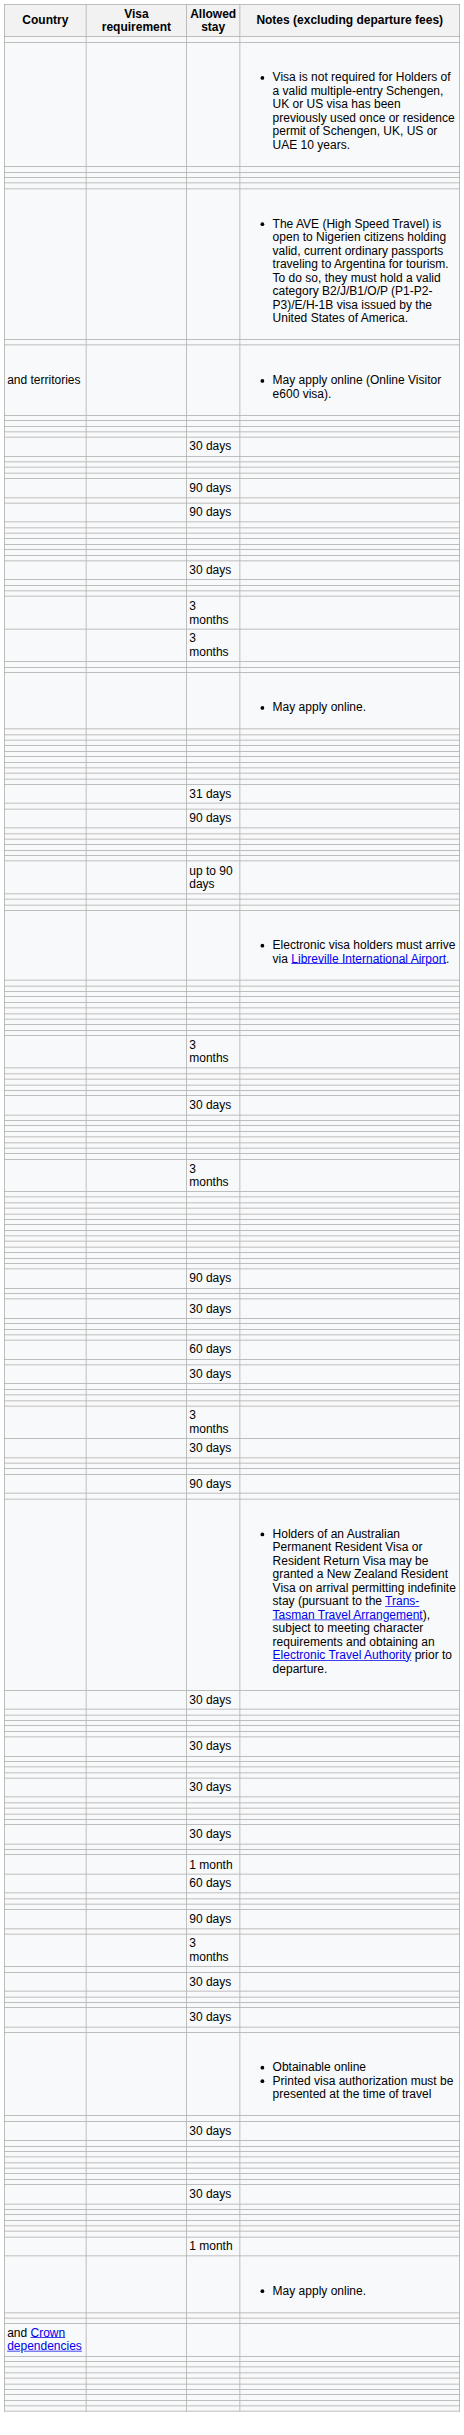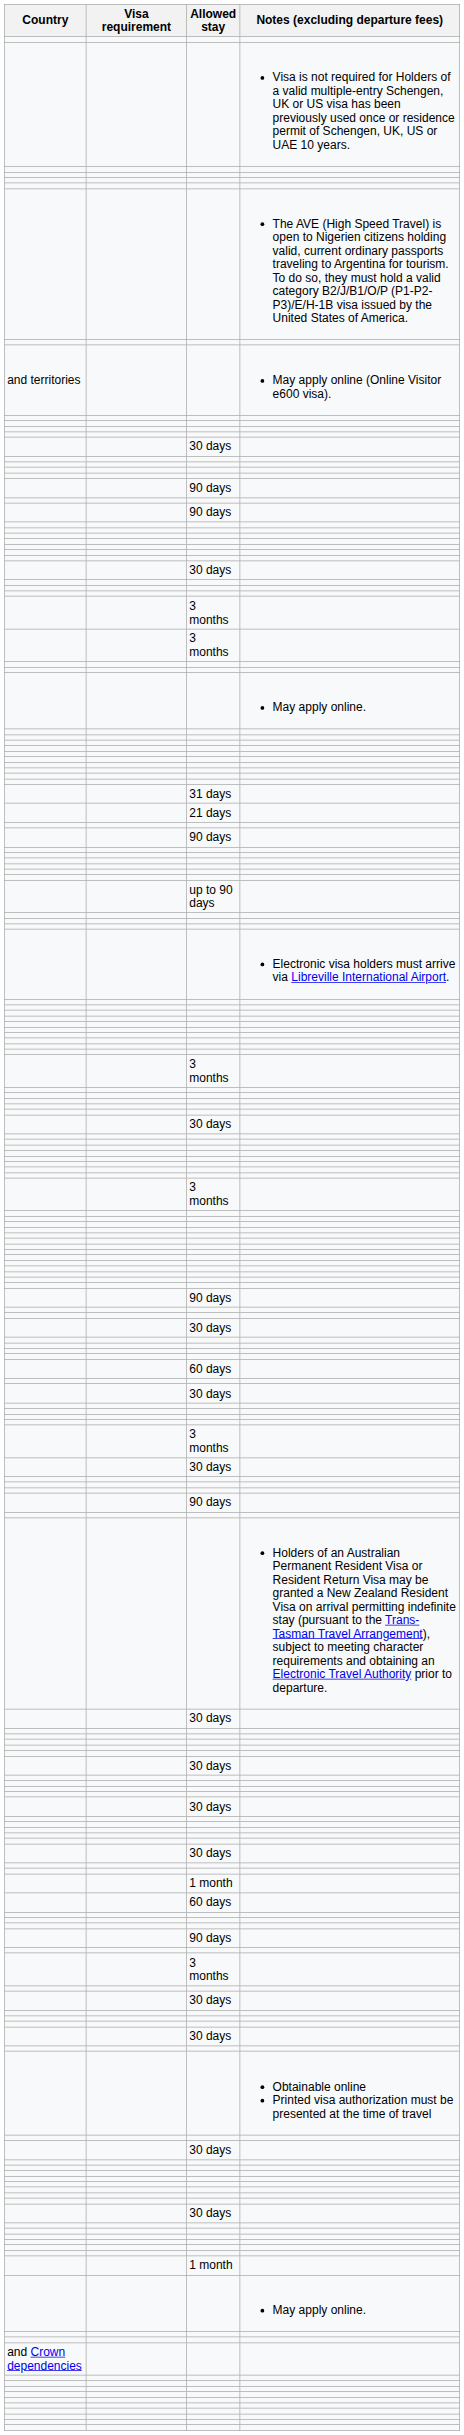+ row: (210, 813)
